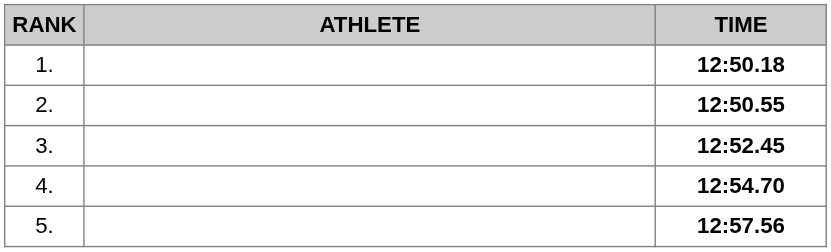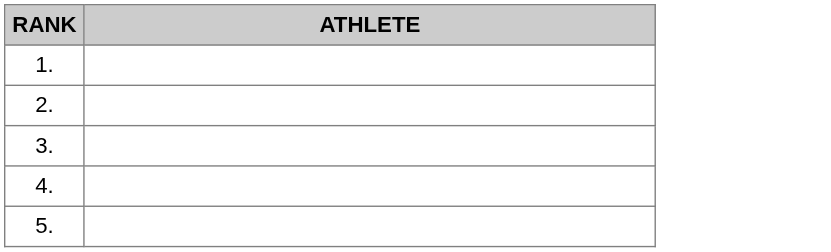- column: (741, 24)
